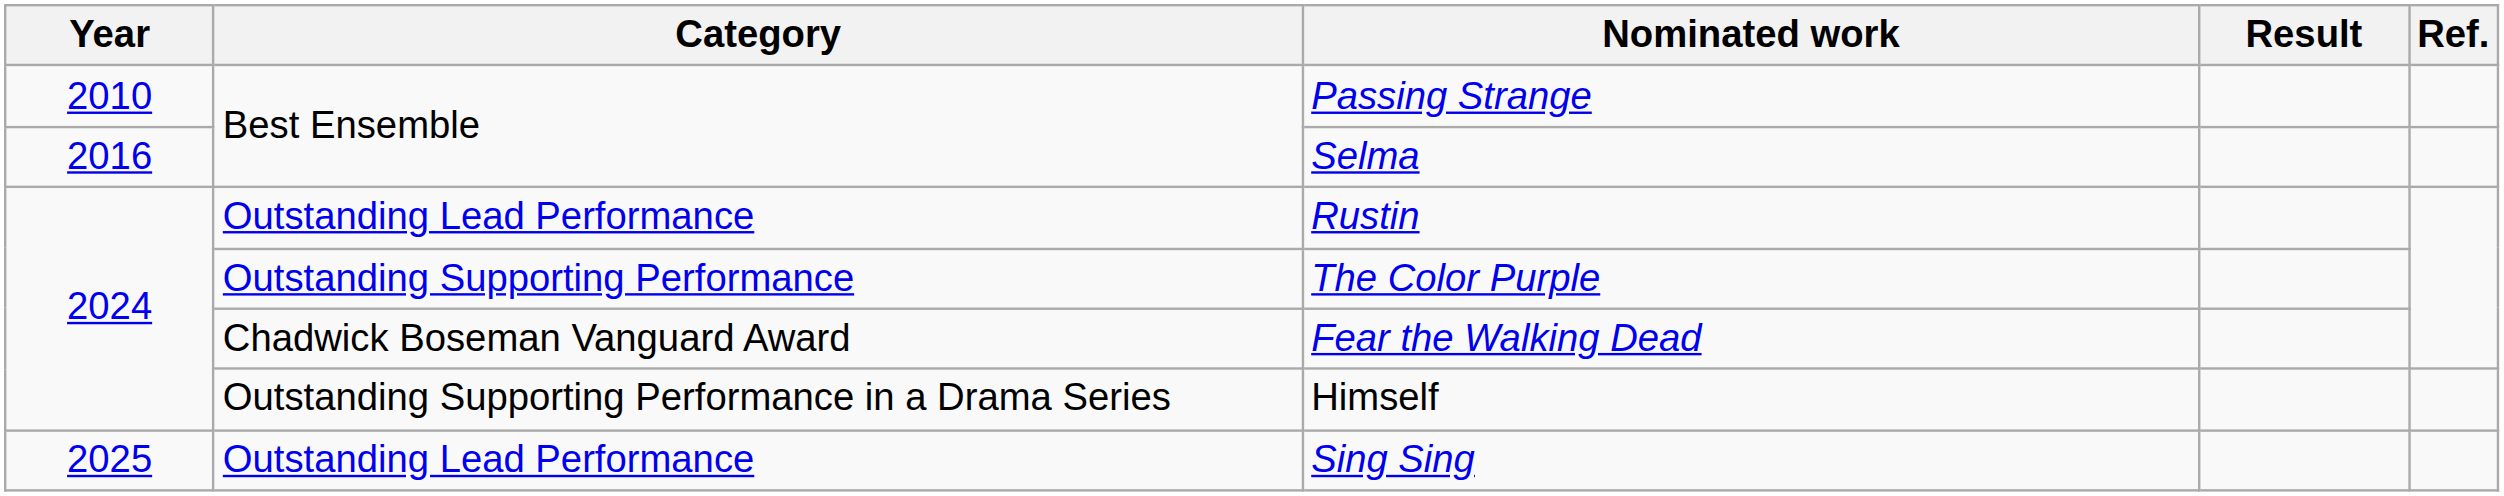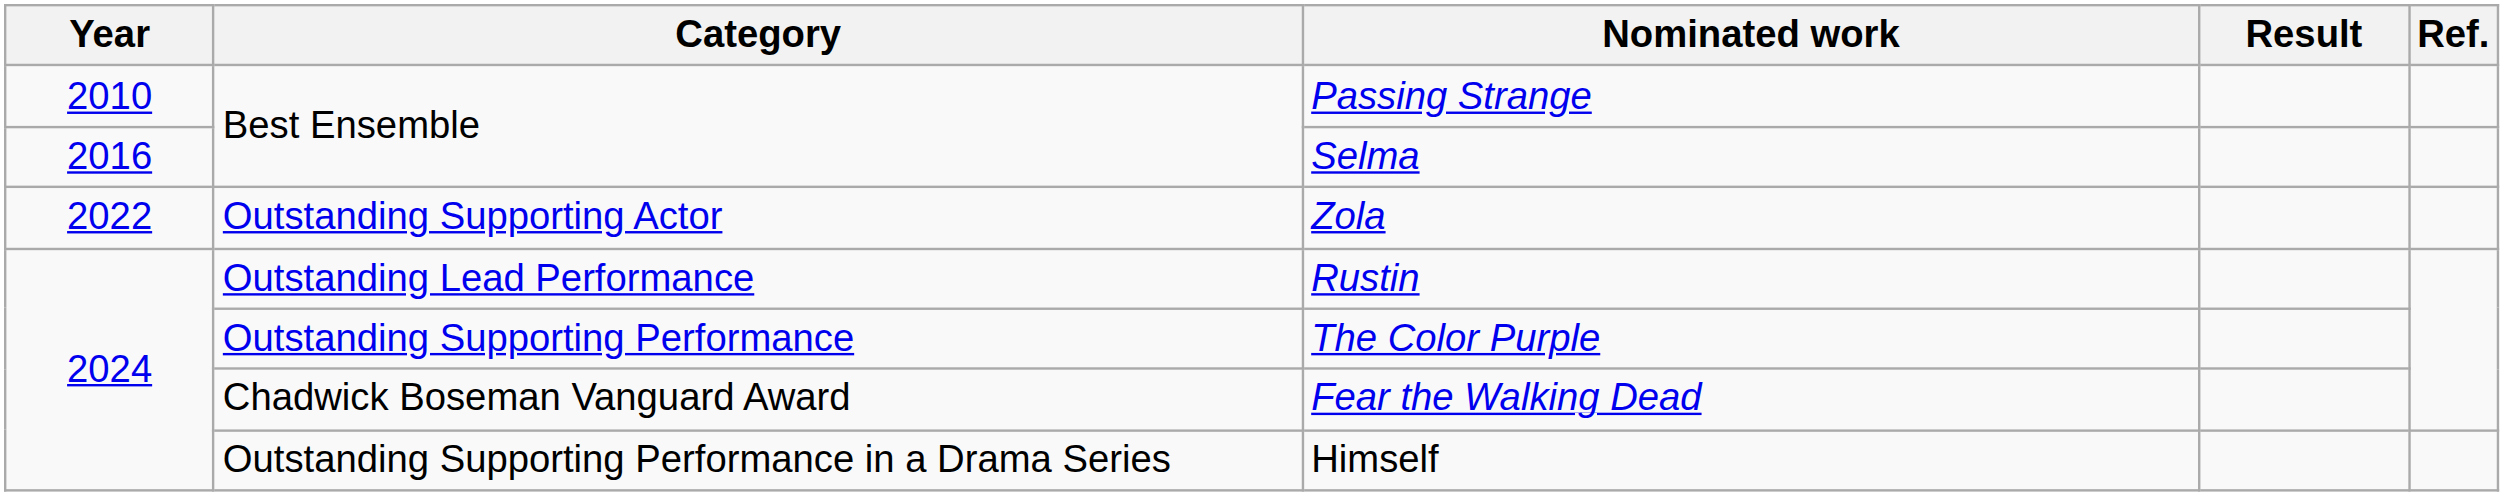+ row: (1348, 216)
- row: (1393, 459)
